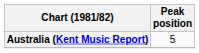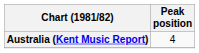(173, 39) 5 -> (173, 39) 4
